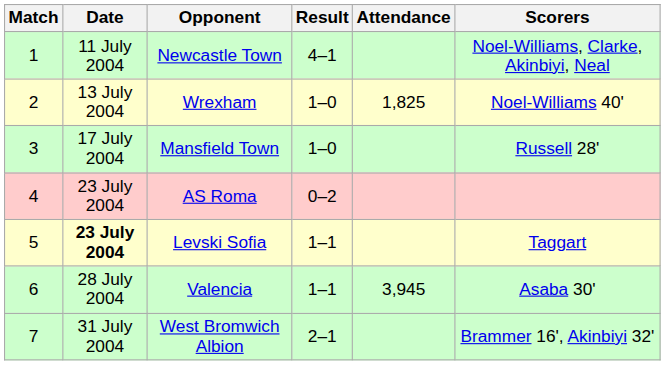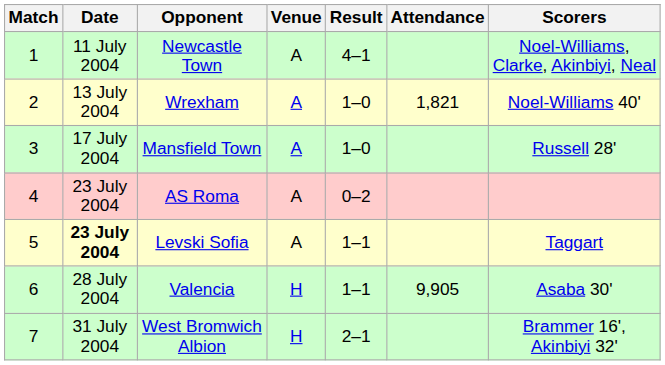+ column: (296, 18)
(404, 102) 1,825 -> (438, 102) 1,821
(404, 289) 3,945 -> (438, 289) 9,905
